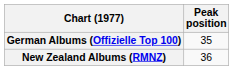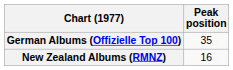(206, 57) 36 -> (206, 57) 16
